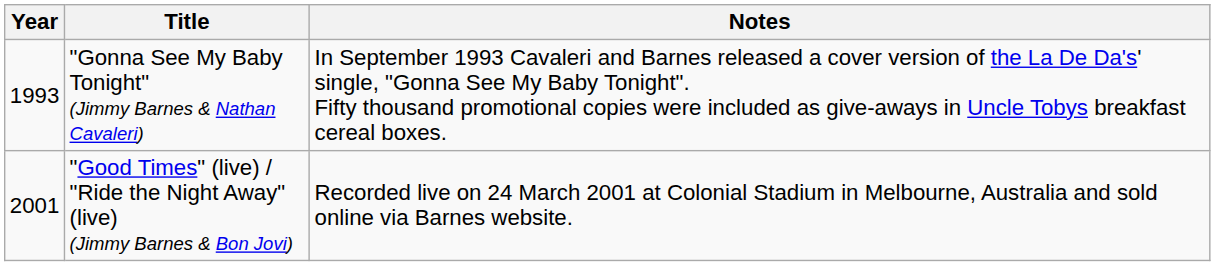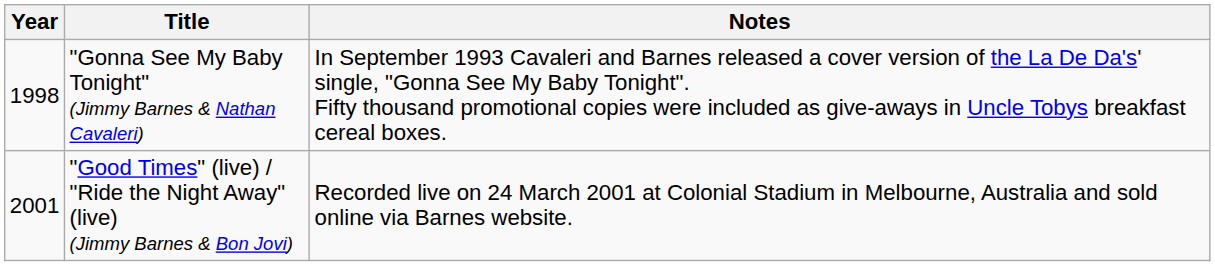(35, 94) 1993 -> (35, 94) 1998
